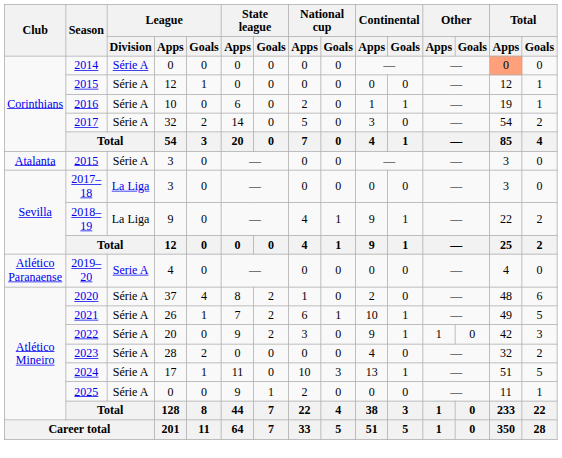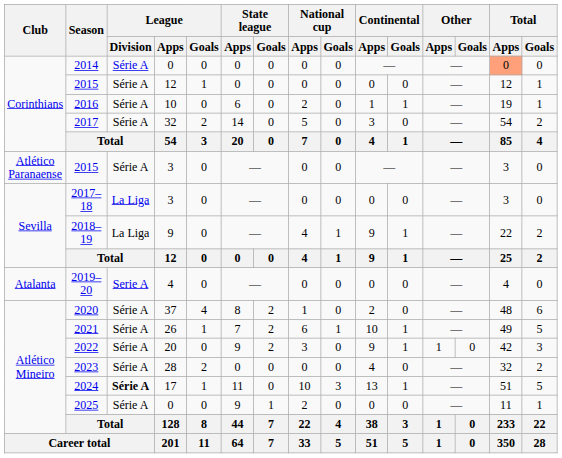(35, 160) Atalanta -> (35, 167) Atlético Paranaense
(35, 270) Atlético Paranaense -> (35, 284) Atalanta
(131, 372) normal -> (131, 386) bold
